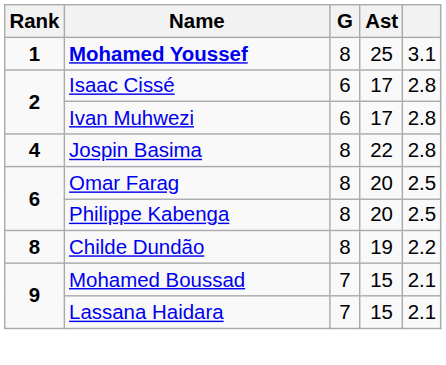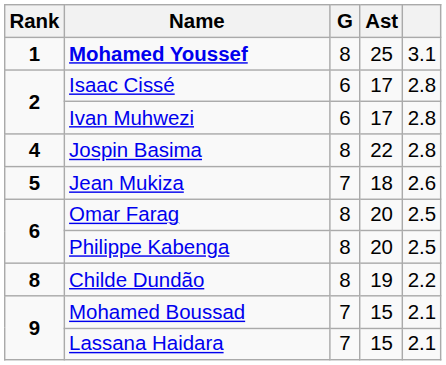+ row: (126, 183)
